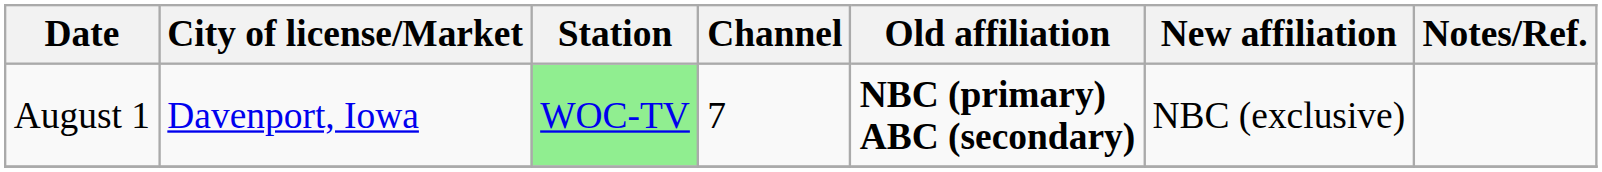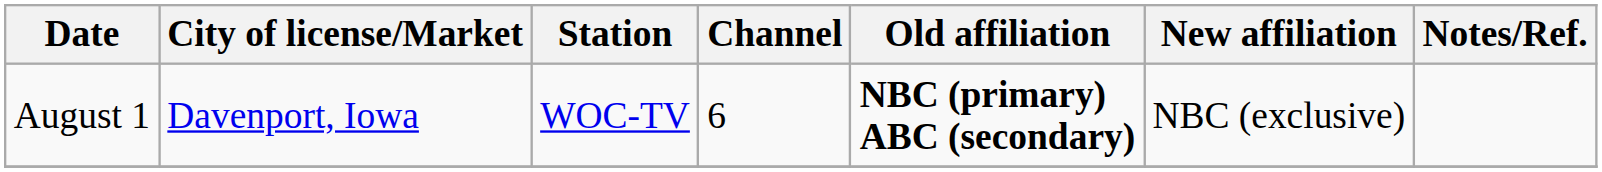(615, 114) lightgreen background -> (615, 114) no background
(716, 114) 7 -> (716, 114) 6
